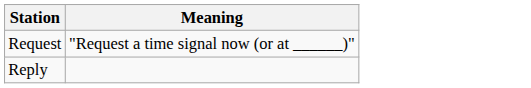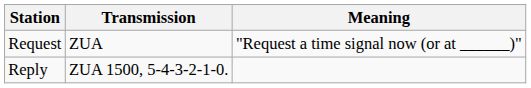+ column: (149, 17)
